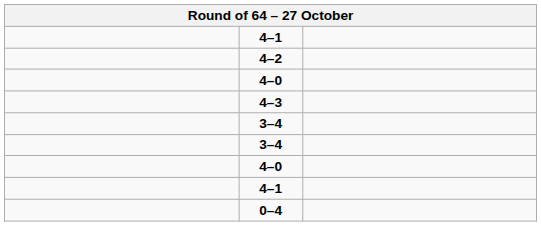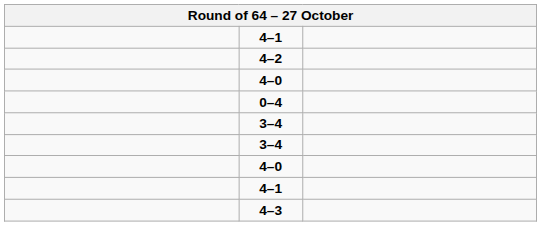rows swapped: (122, 102) <-> (122, 210)
